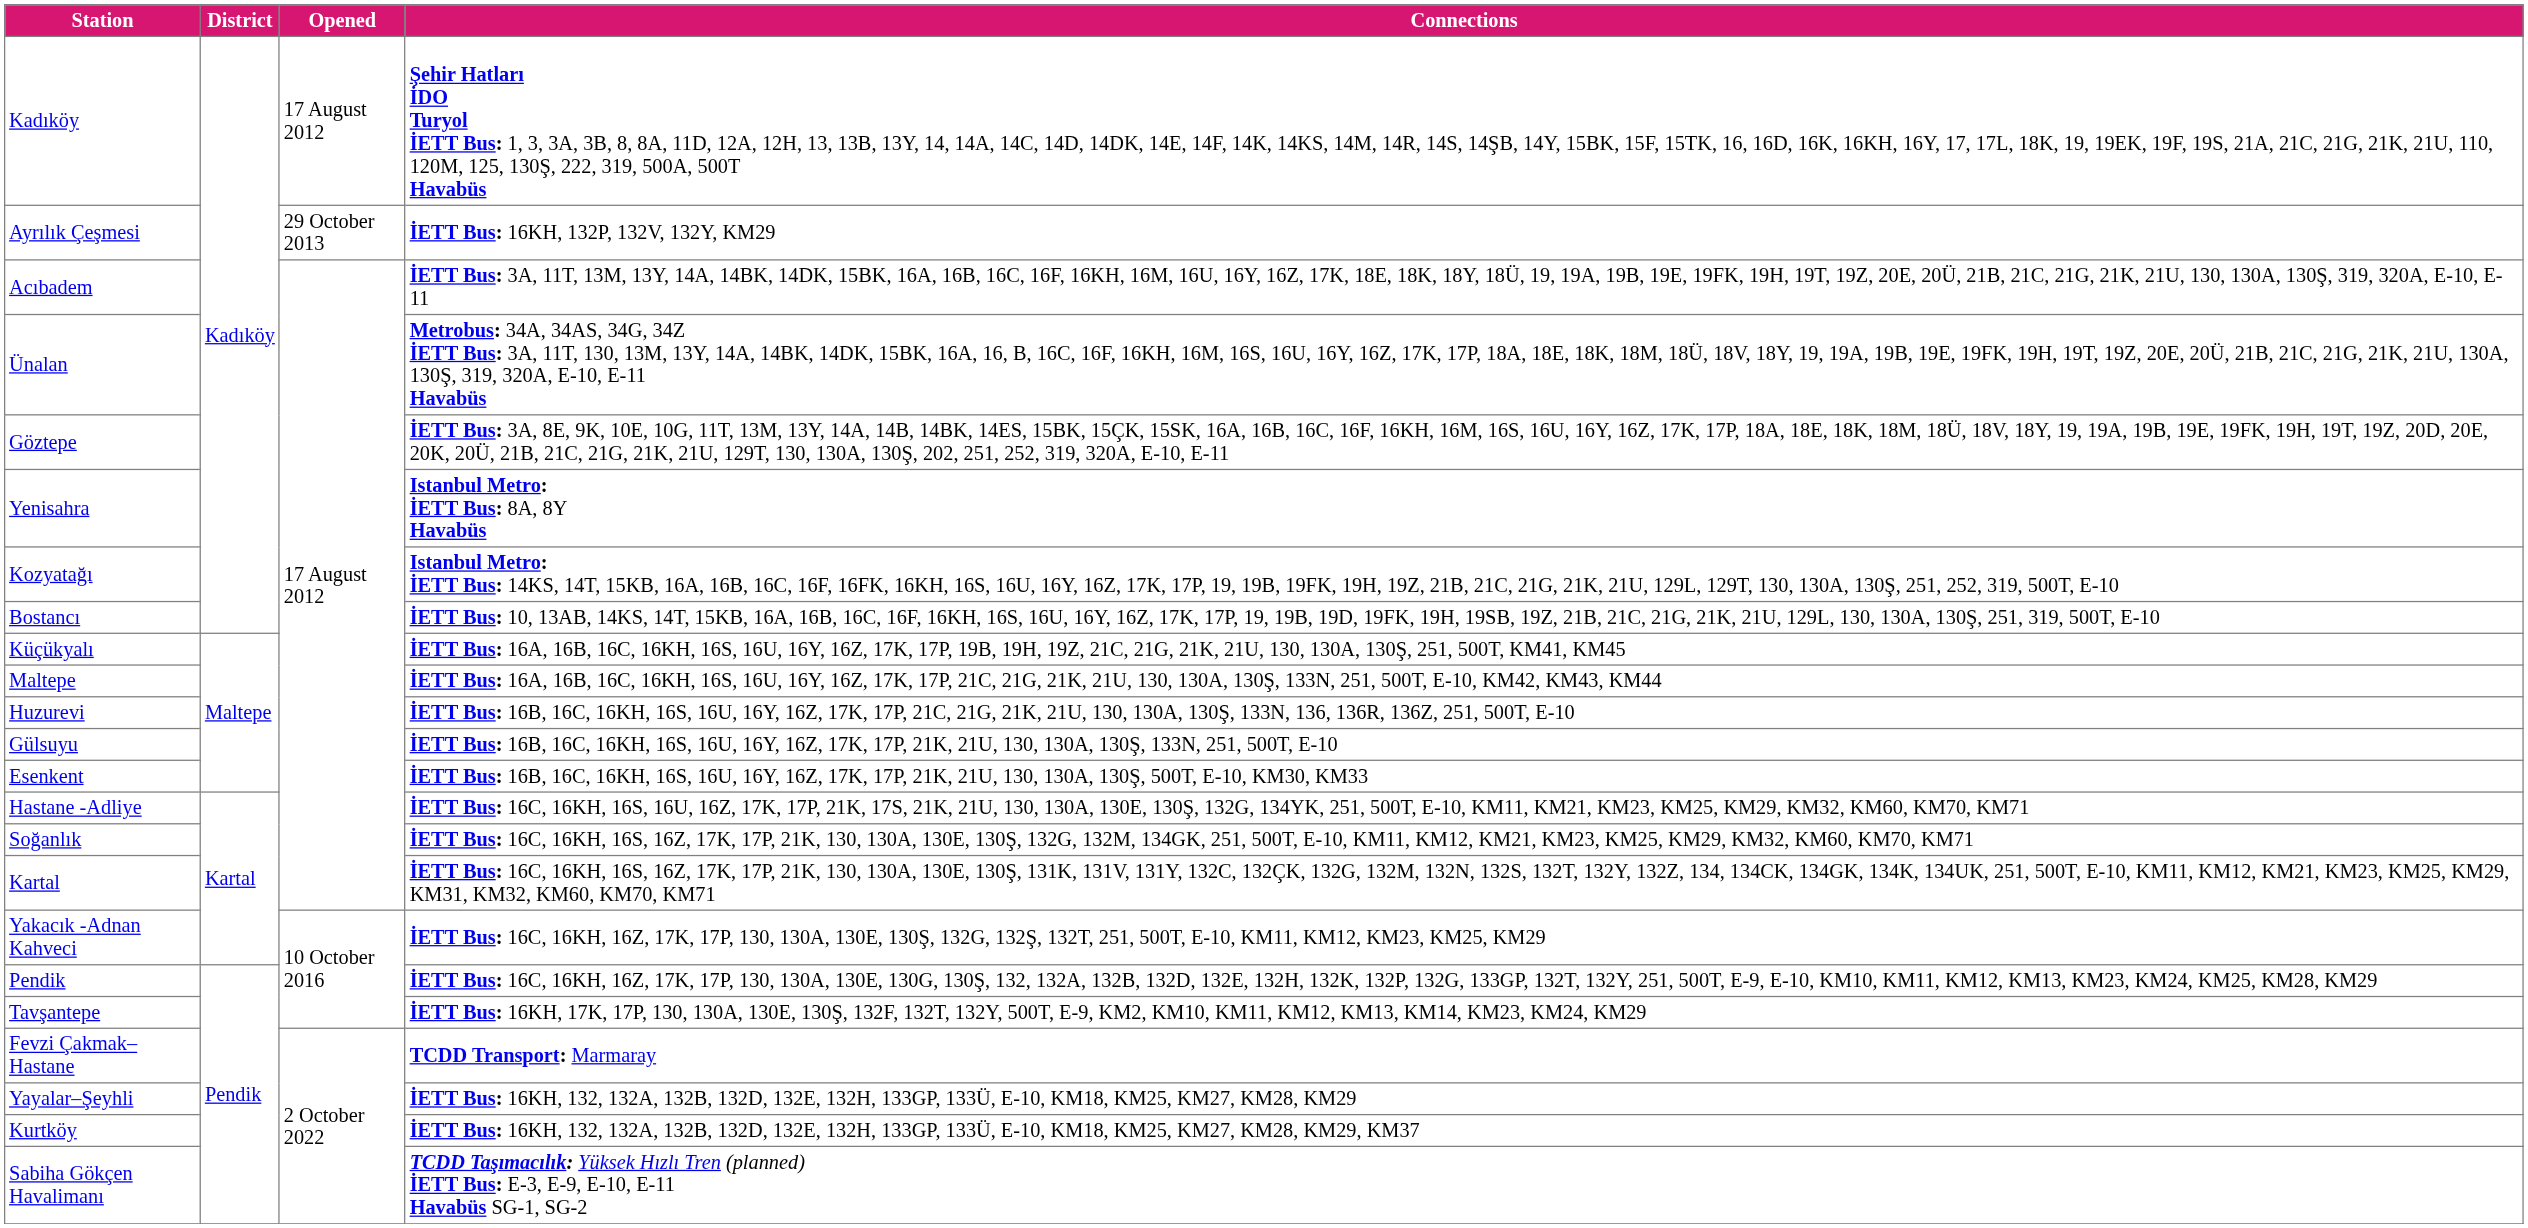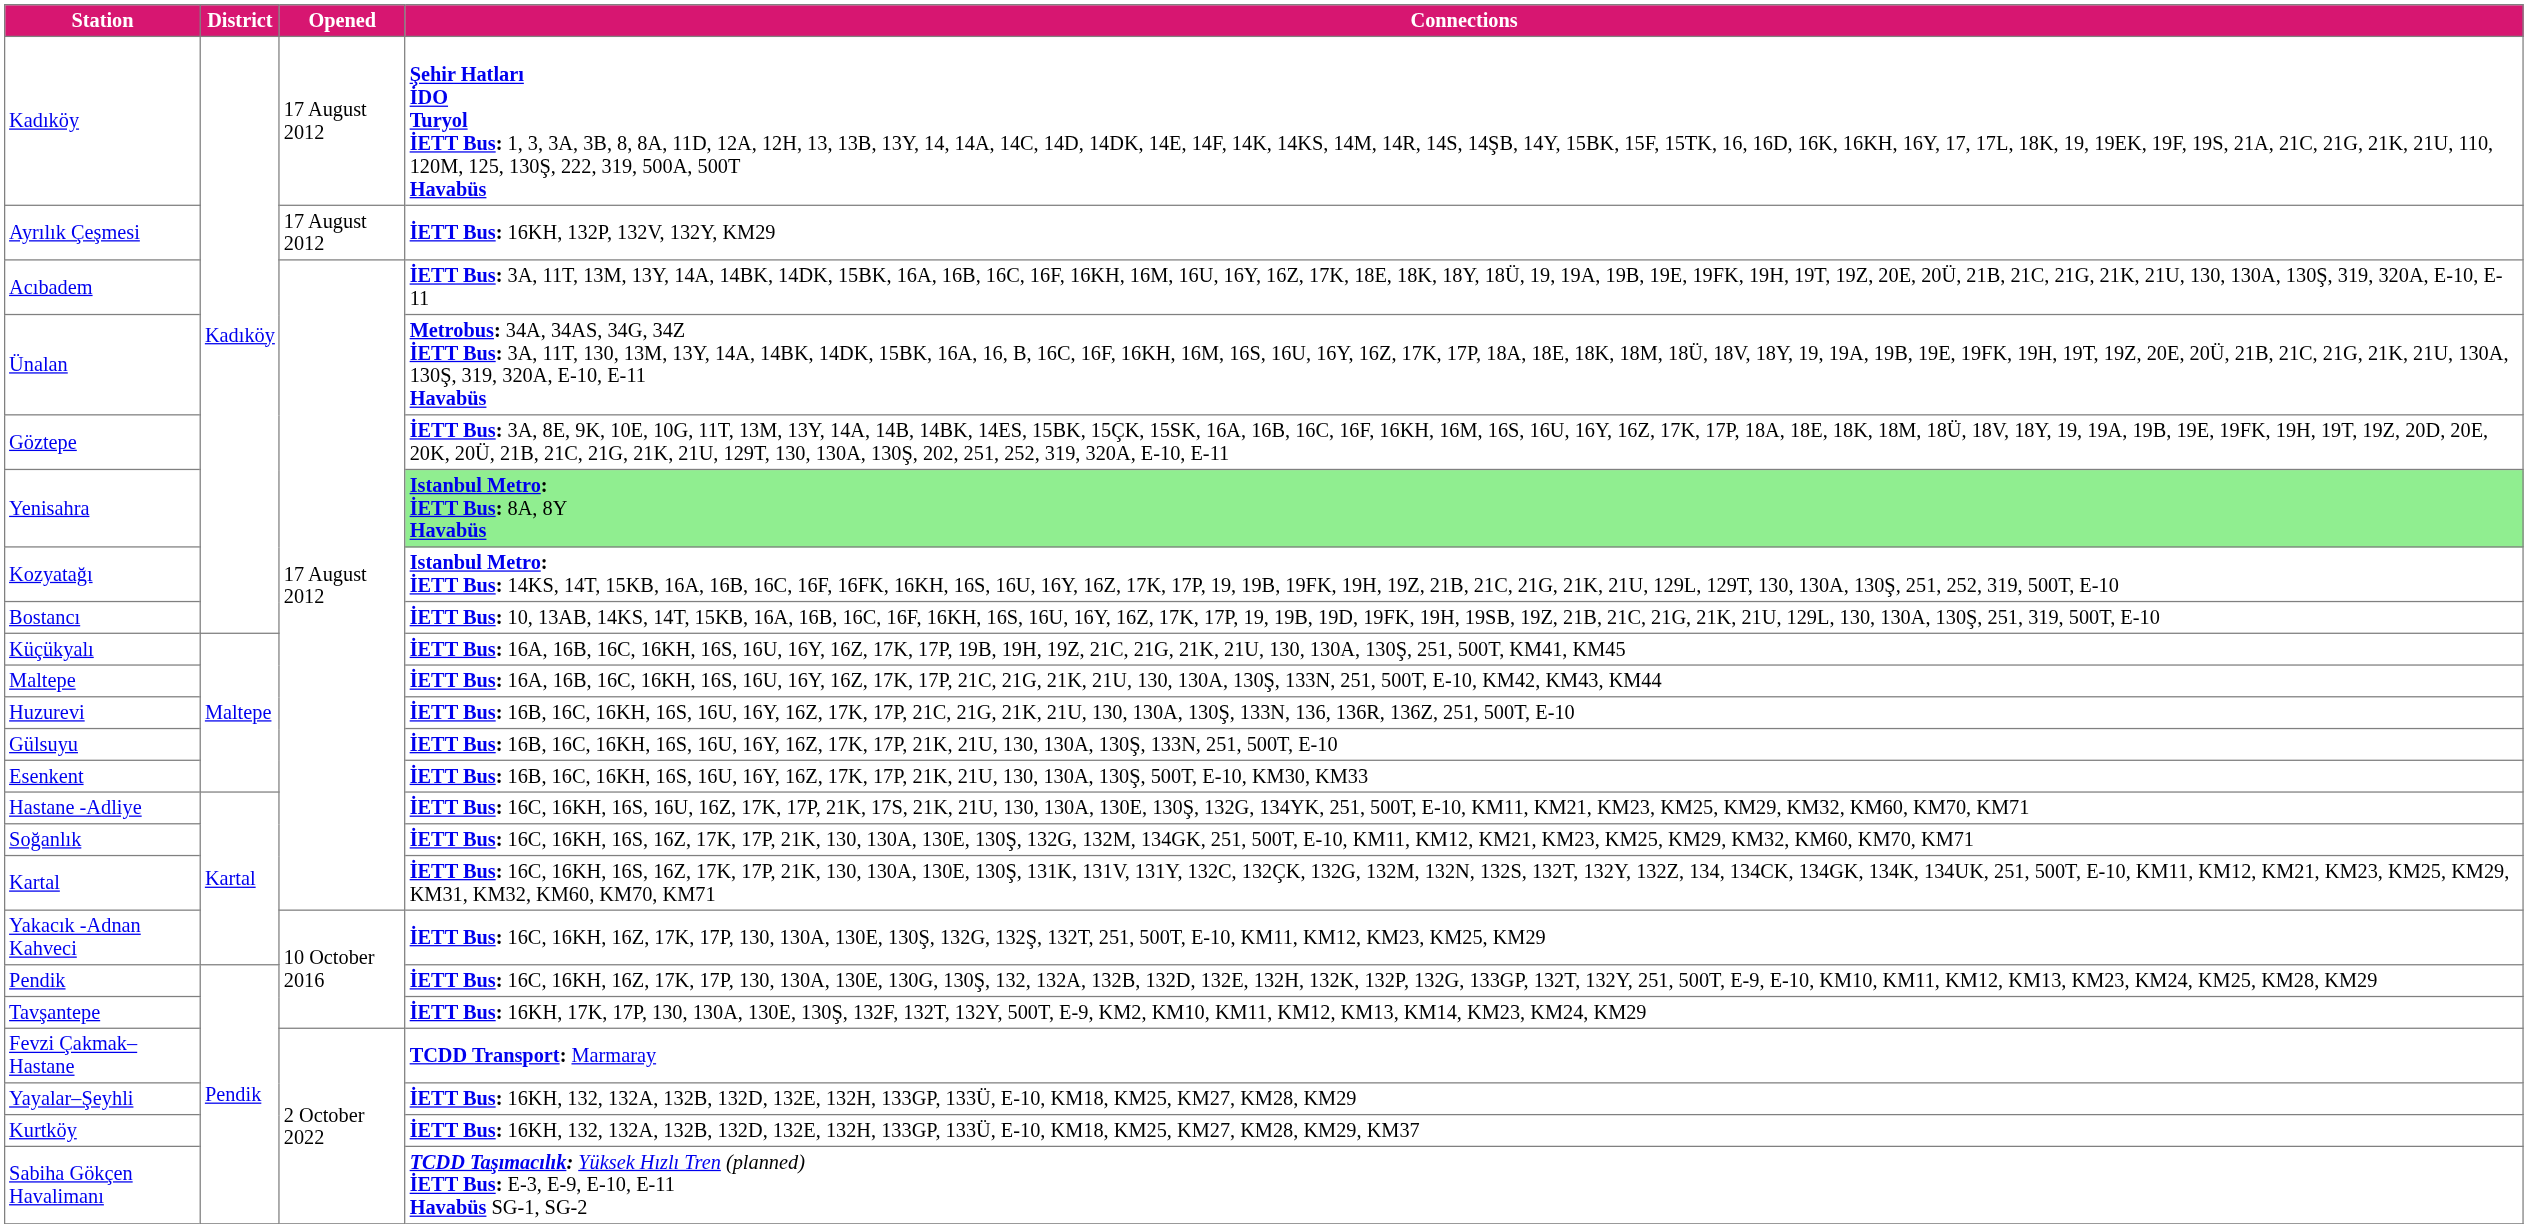(329, 232) 29 October 2013 -> (325, 232) 17 August 2012
(489, 508) no background -> (489, 508) lightgreen background
